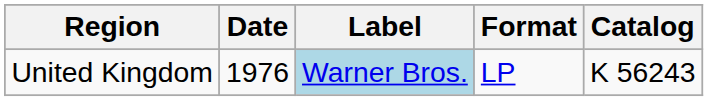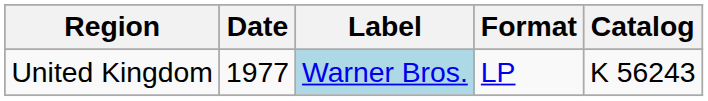(257, 71) 1976 -> (257, 71) 1977
